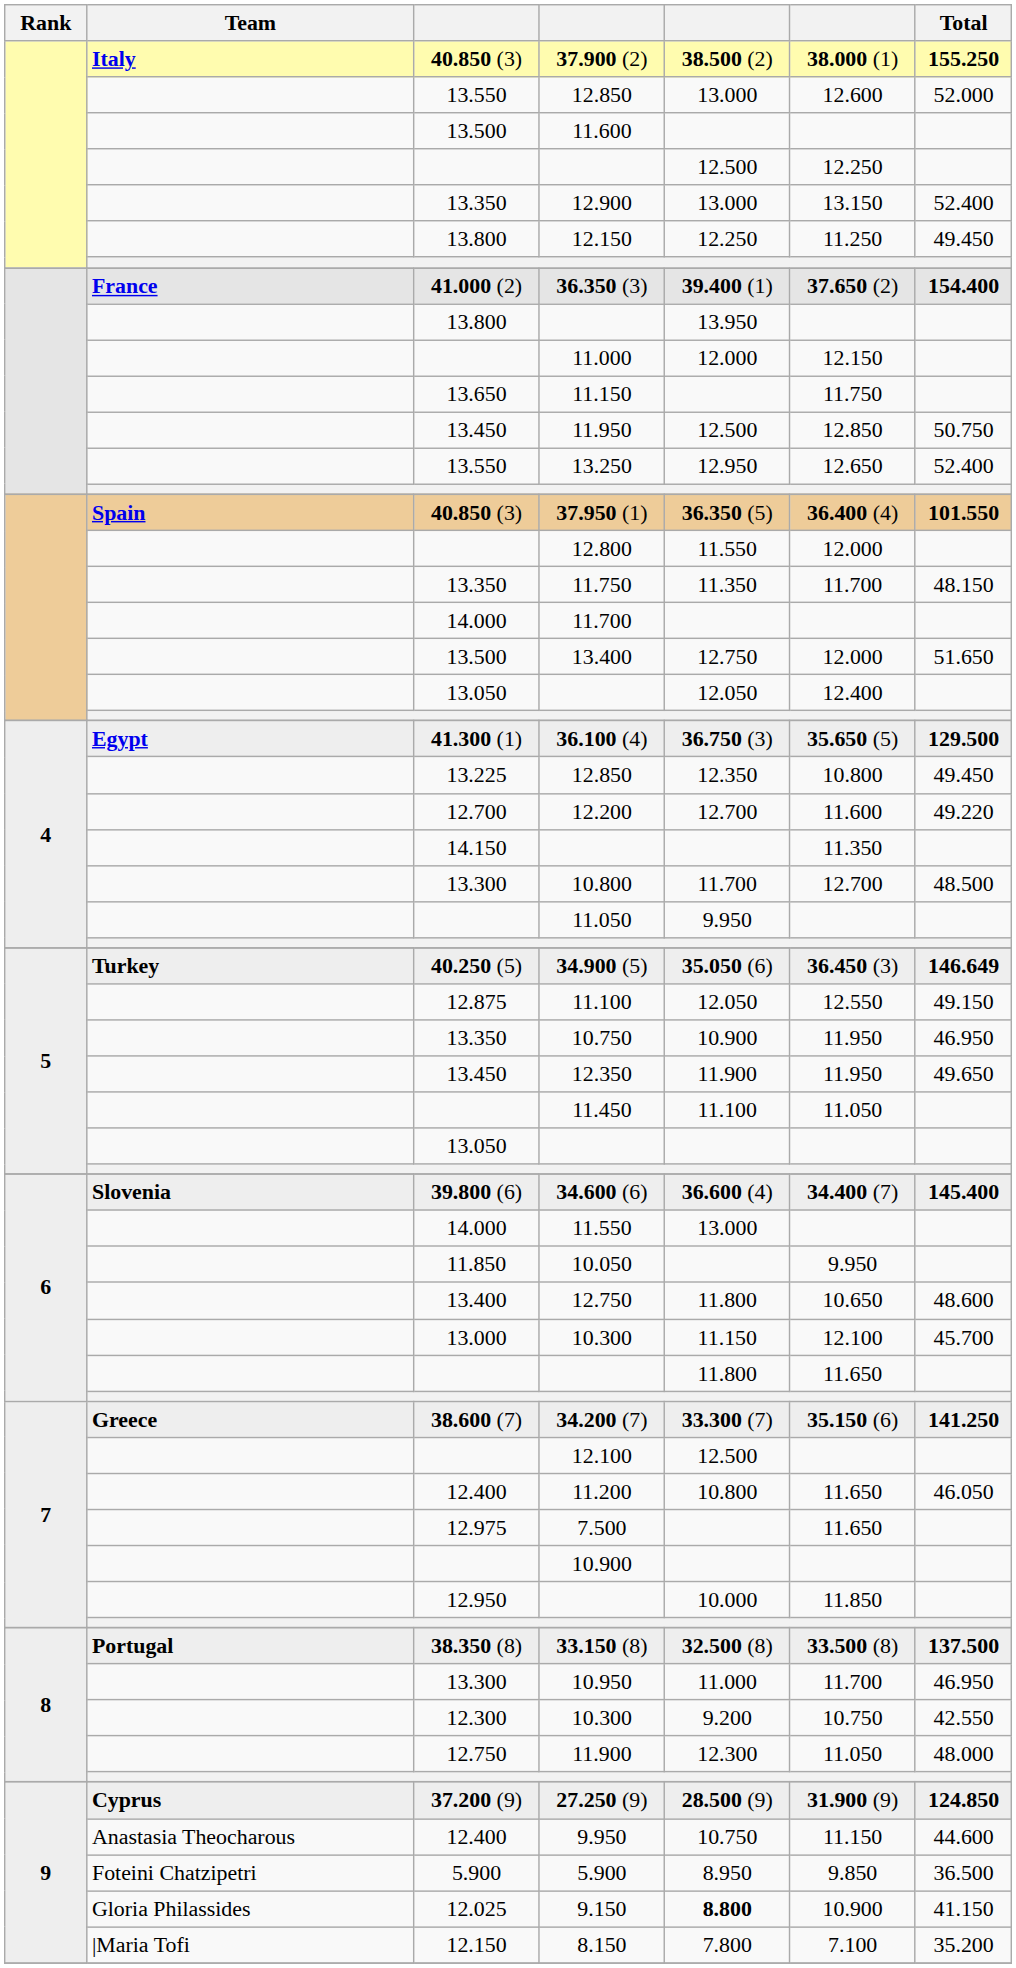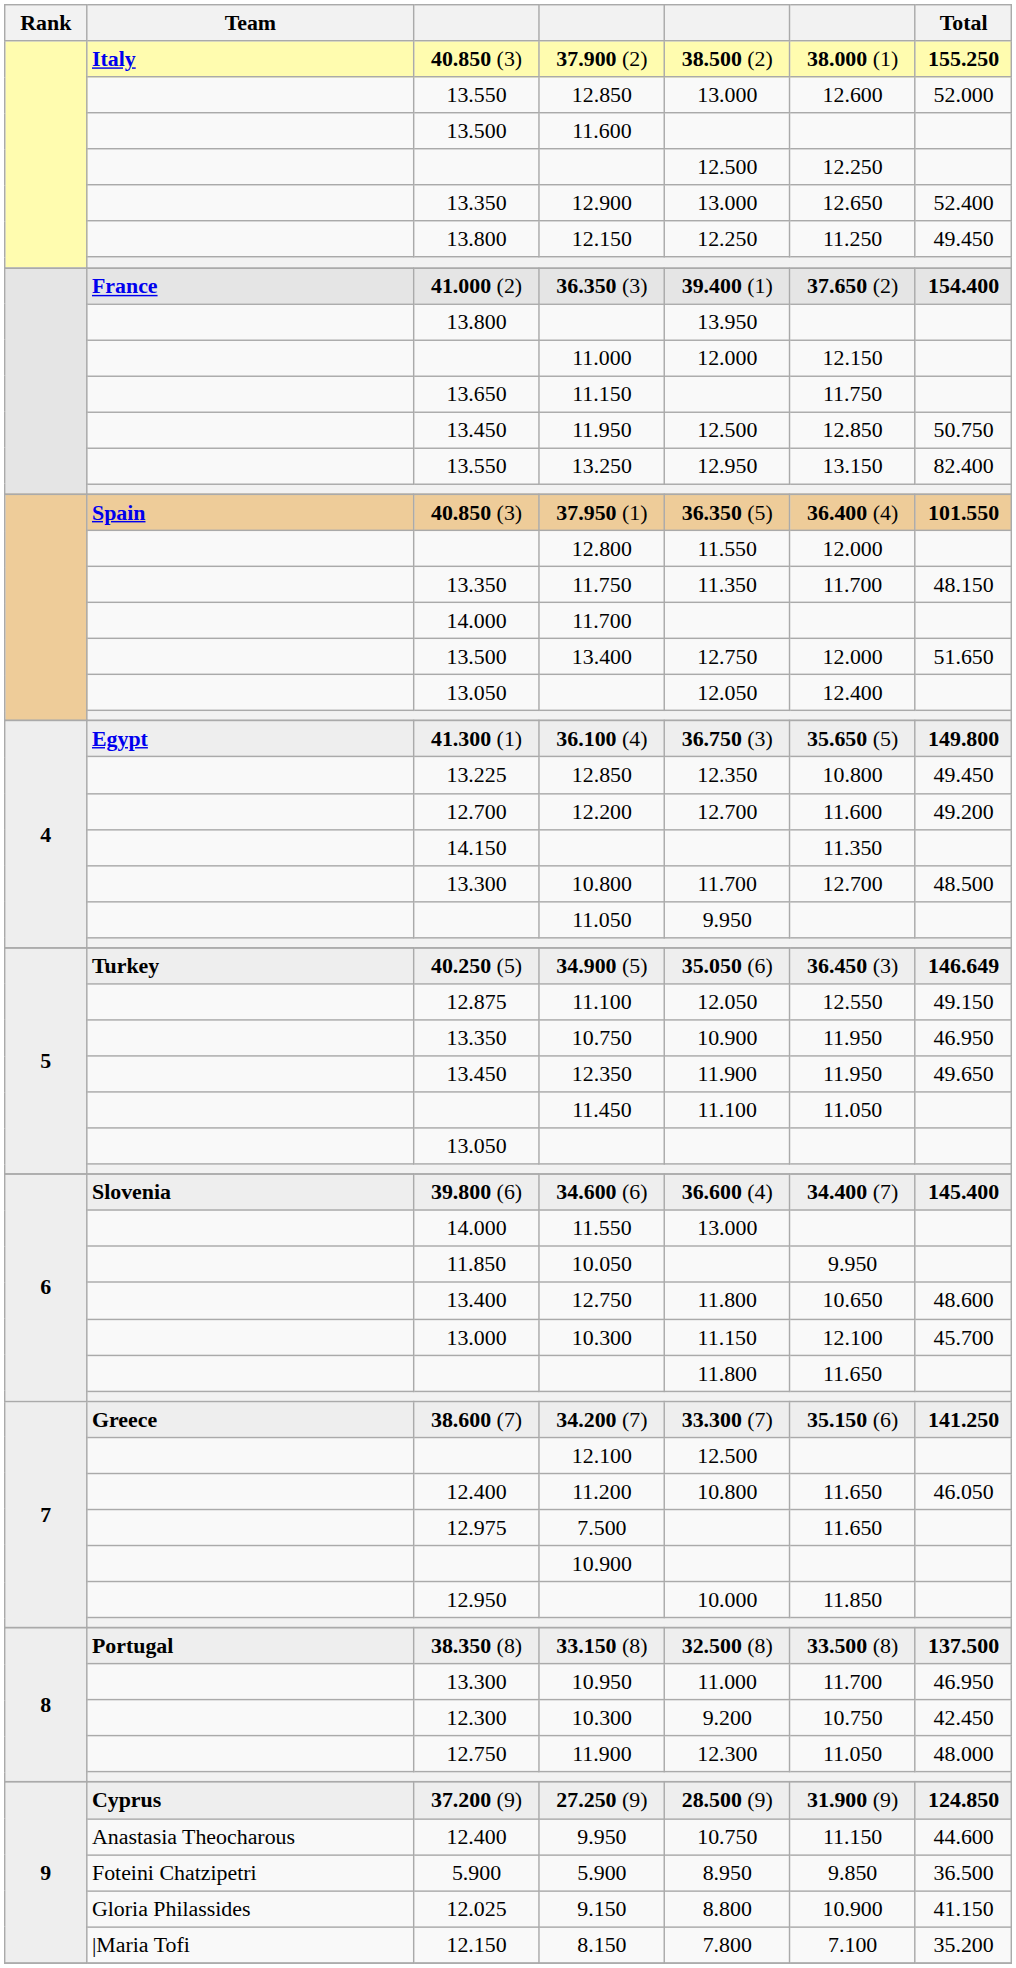(853, 203) 13.150 -> (853, 203) 12.650
(853, 465) 12.650 -> (853, 465) 13.150
(964, 465) 52.400 -> (964, 465) 82.400
(964, 738) 129.500 -> (964, 738) 149.800
(964, 811) 49.220 -> (964, 811) 49.200
(964, 1717) 42.550 -> (964, 1717) 42.450
(727, 1908) bold -> (727, 1908) normal
